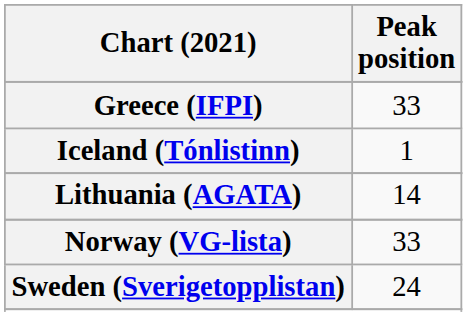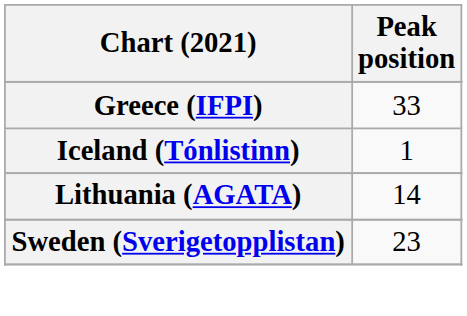- row: (178, 241)
(407, 286) 24 -> (407, 241) 23
